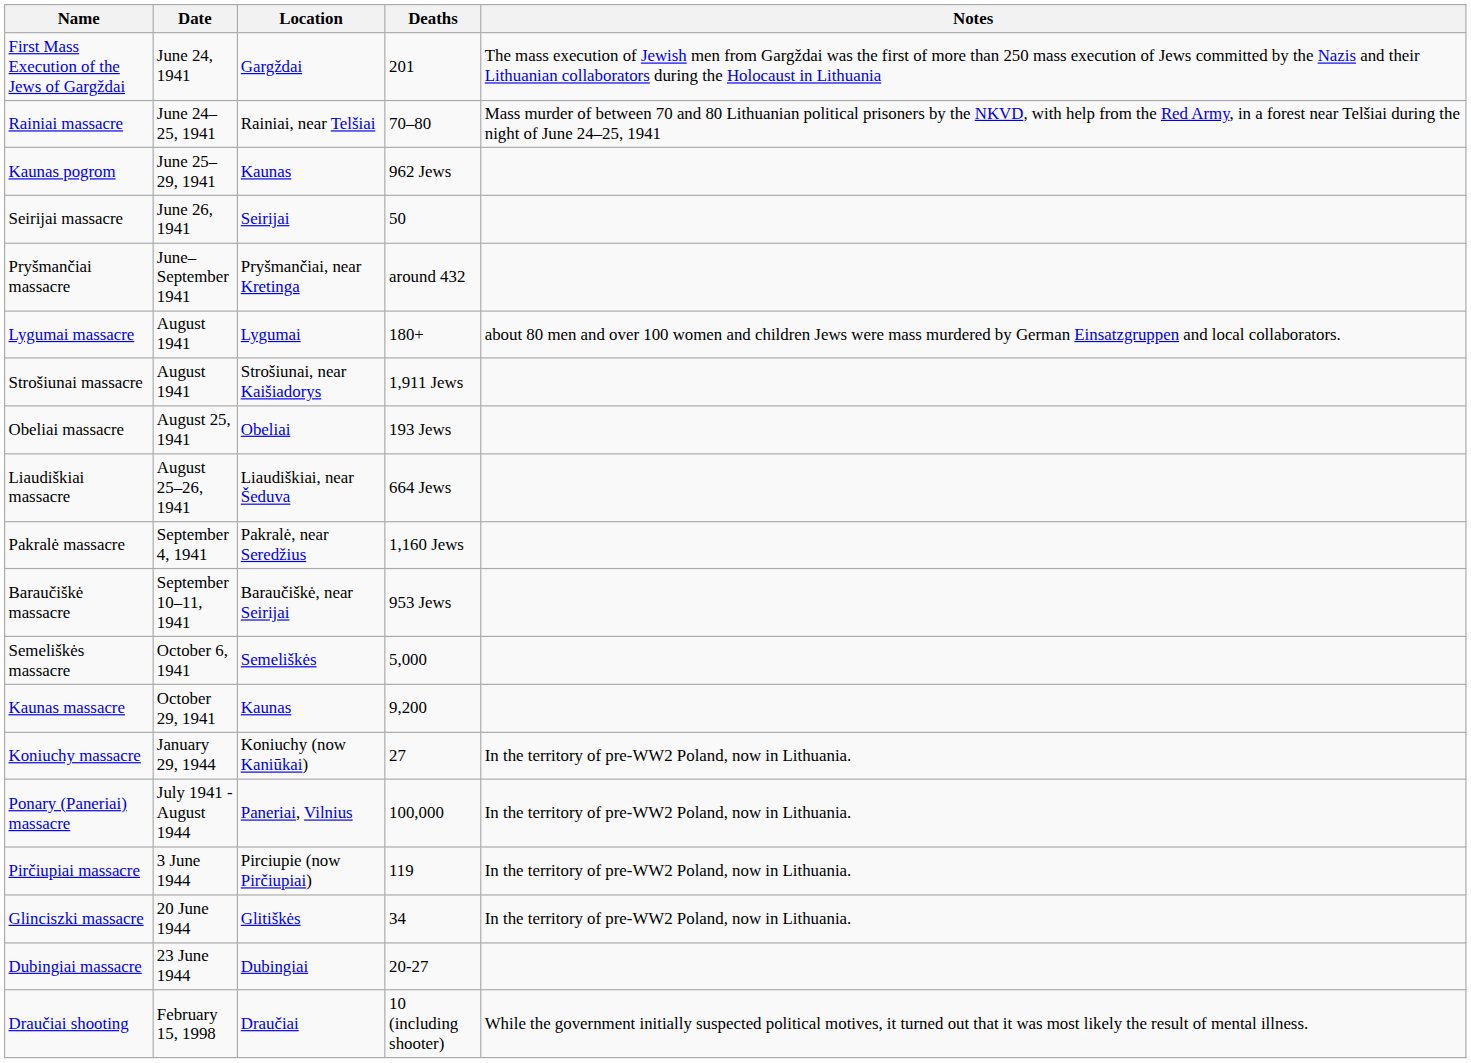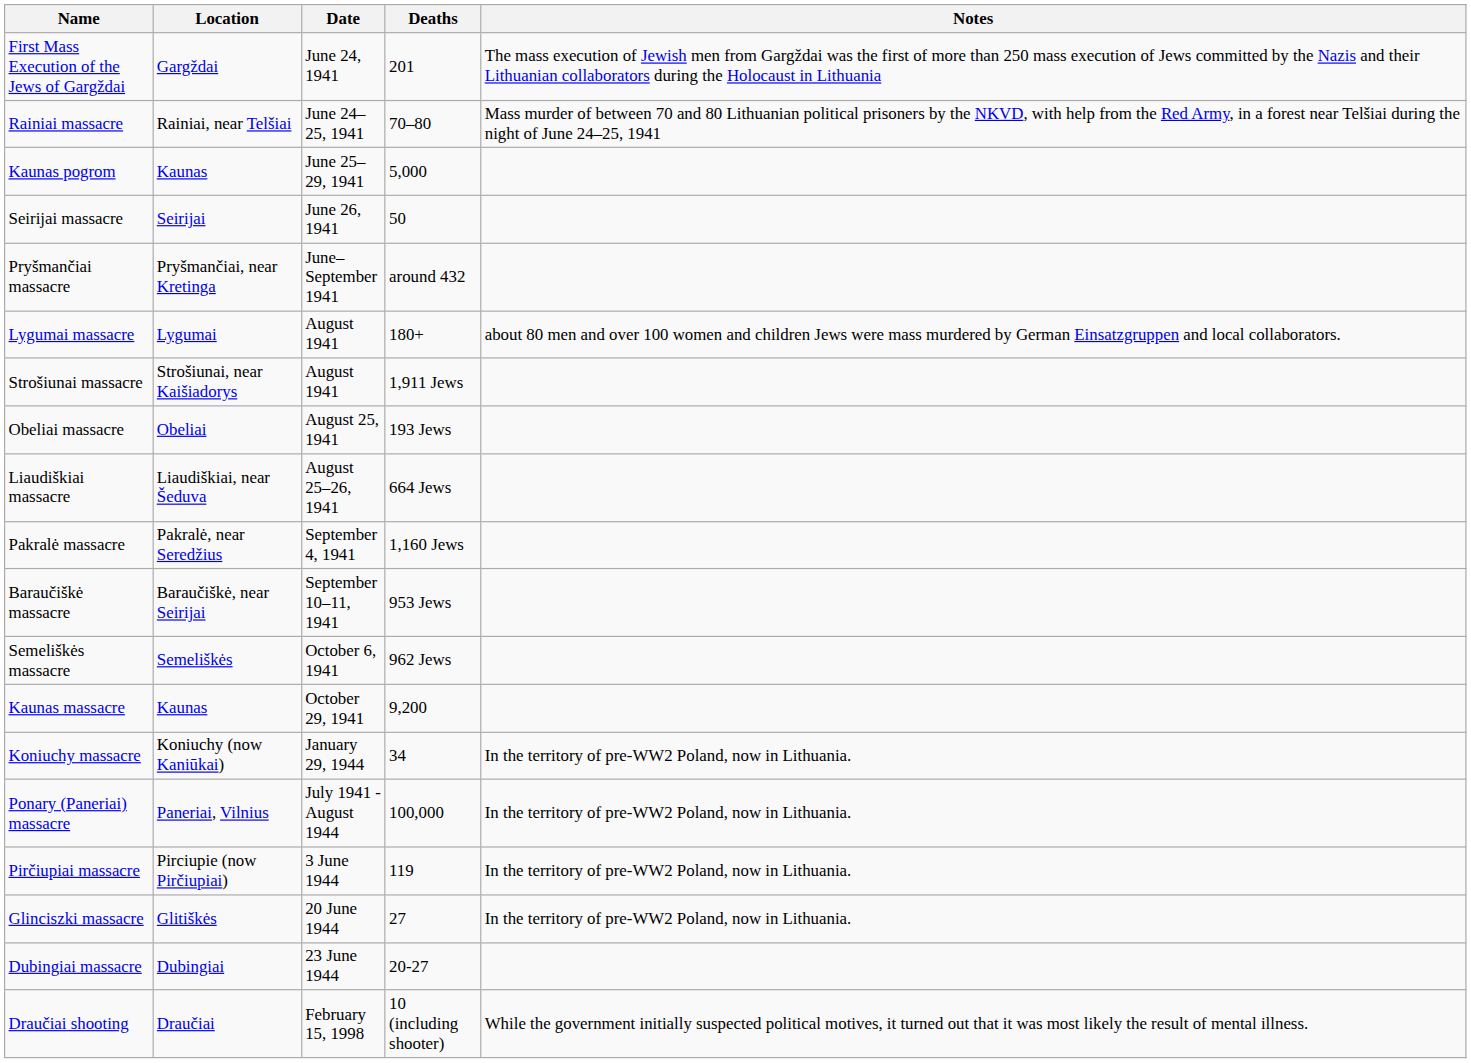columns swapped: (195, 18) <-> (311, 18)
(420, 171) 962 Jews -> (408, 171) 5,000
(408, 660) 5,000 -> (420, 660) 962 Jews
(397, 755) 27 -> (397, 755) 34
(397, 918) 34 -> (397, 918) 27
